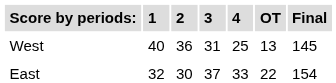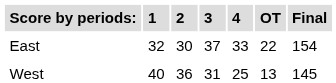rows swapped: (25, 74) <-> (27, 46)
